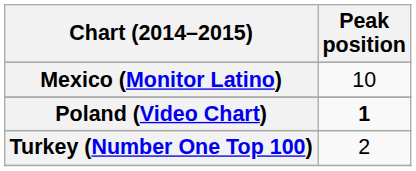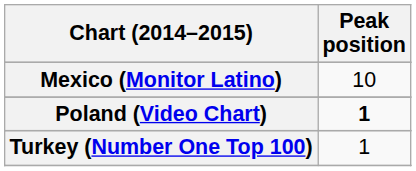(364, 147) 2 -> (364, 147) 1
